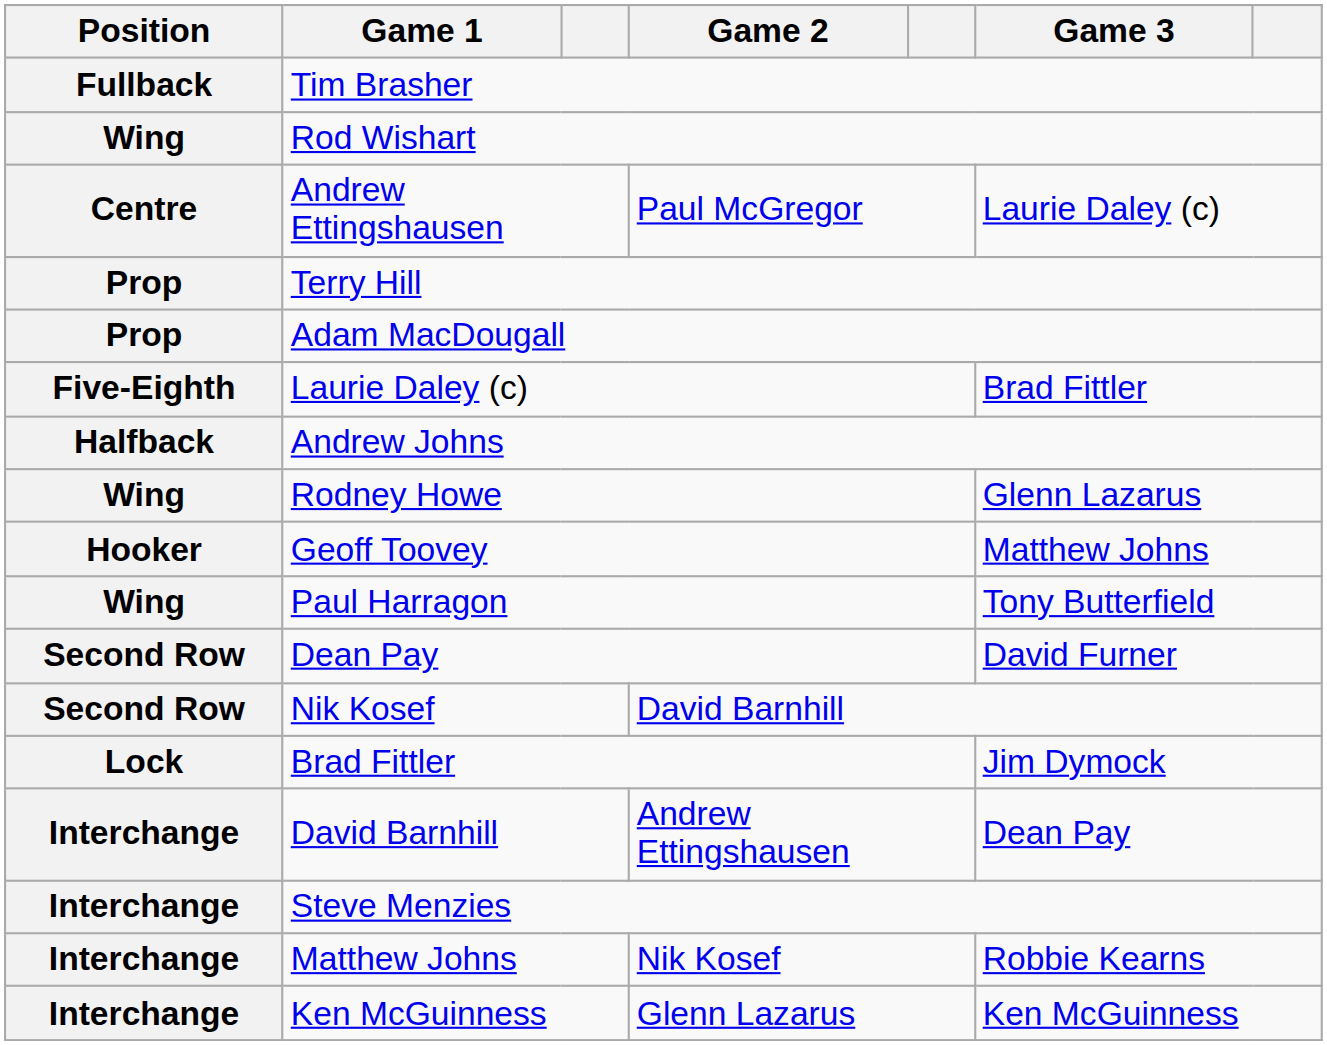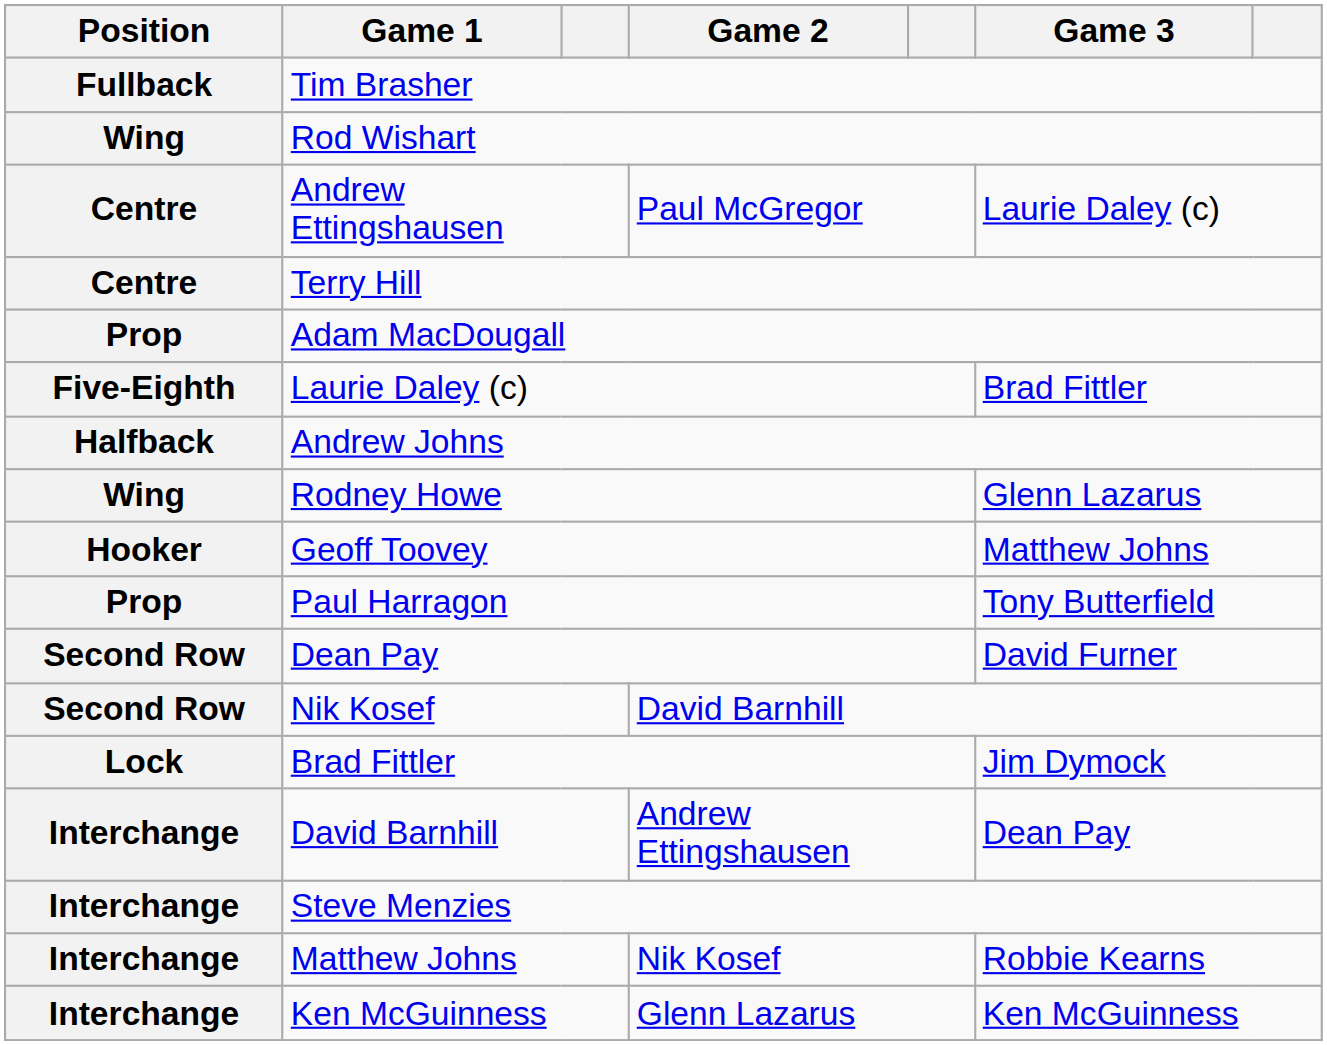(144, 282) Prop -> (144, 282) Centre
(144, 601) Wing -> (144, 601) Prop
